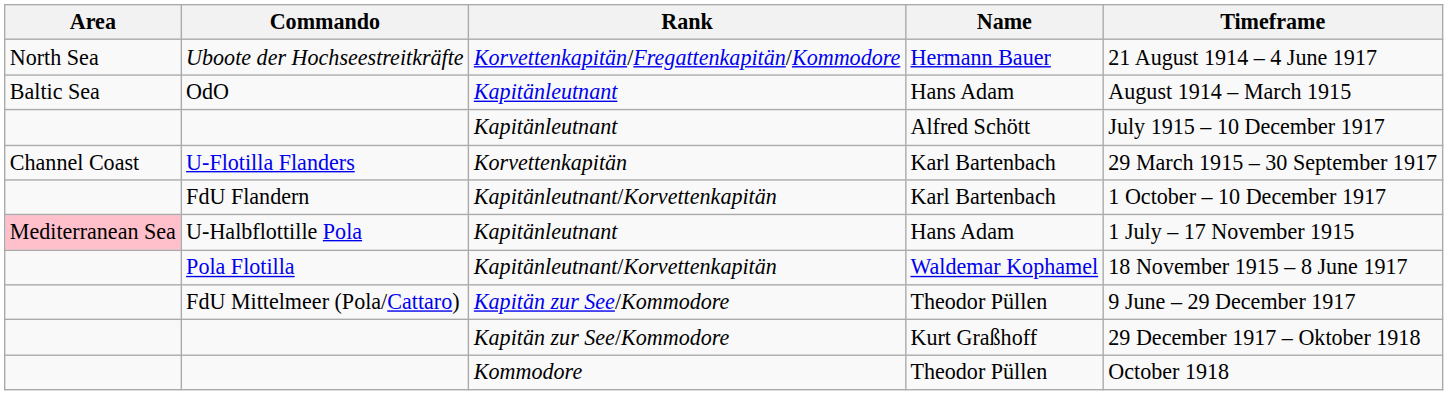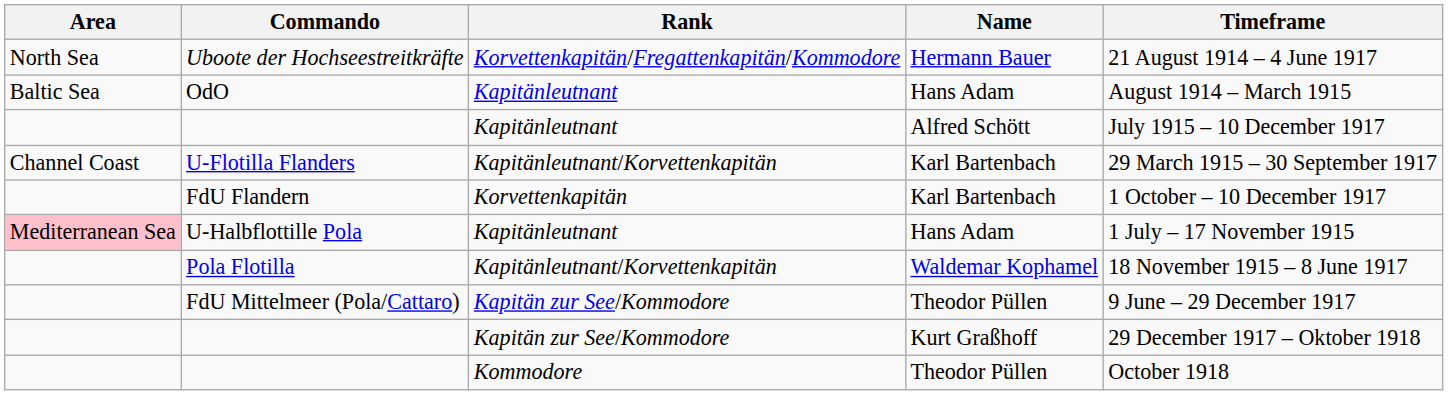(551, 162) Korvettenkapitän -> (625, 162) Kapitänleutnant/Korvettenkapitän
(625, 197) Kapitänleutnant/Korvettenkapitän -> (551, 197) Korvettenkapitän
